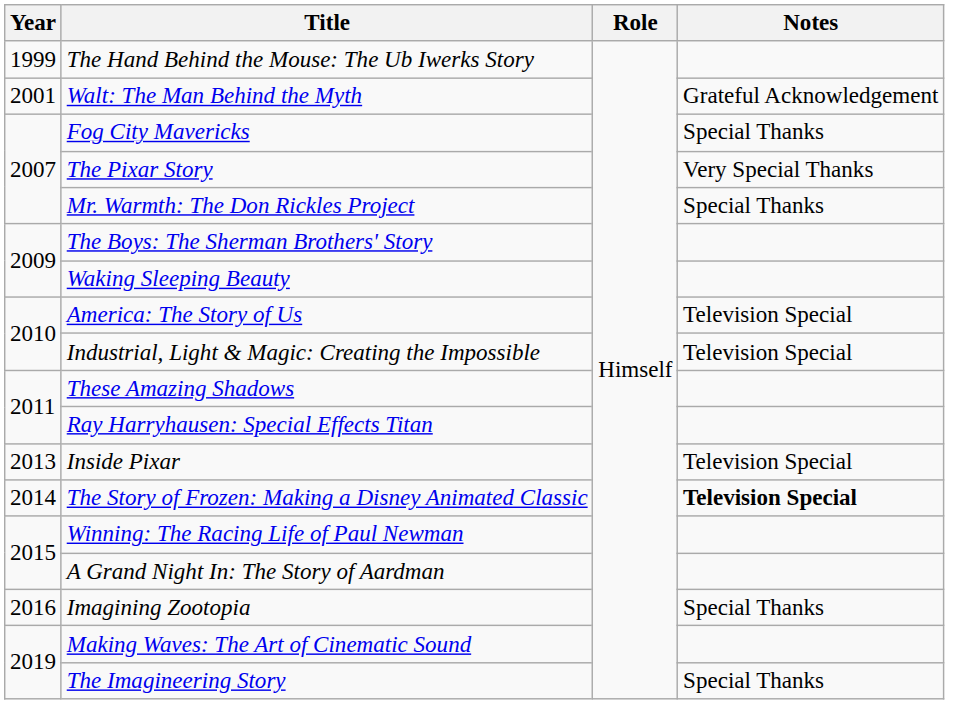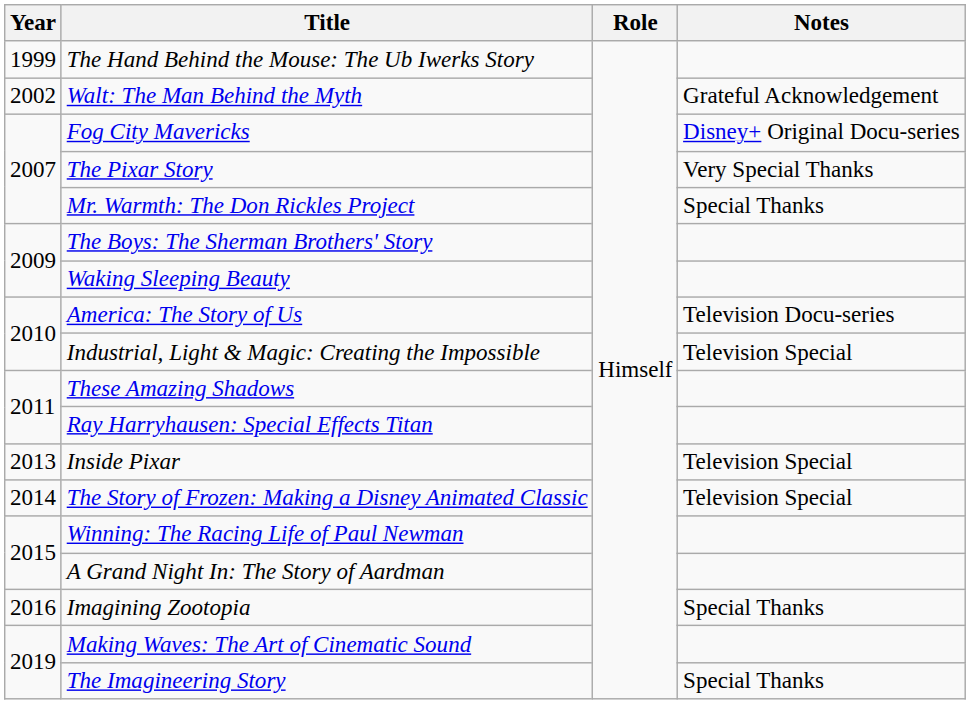(33, 95) 2001 -> (33, 95) 2002
(754, 132) Special Thanks -> (821, 132) Disney+ Original Docu-series
(768, 315) Television Special -> (789, 315) Television Docu-series
(770, 497) bold -> (768, 497) normal
